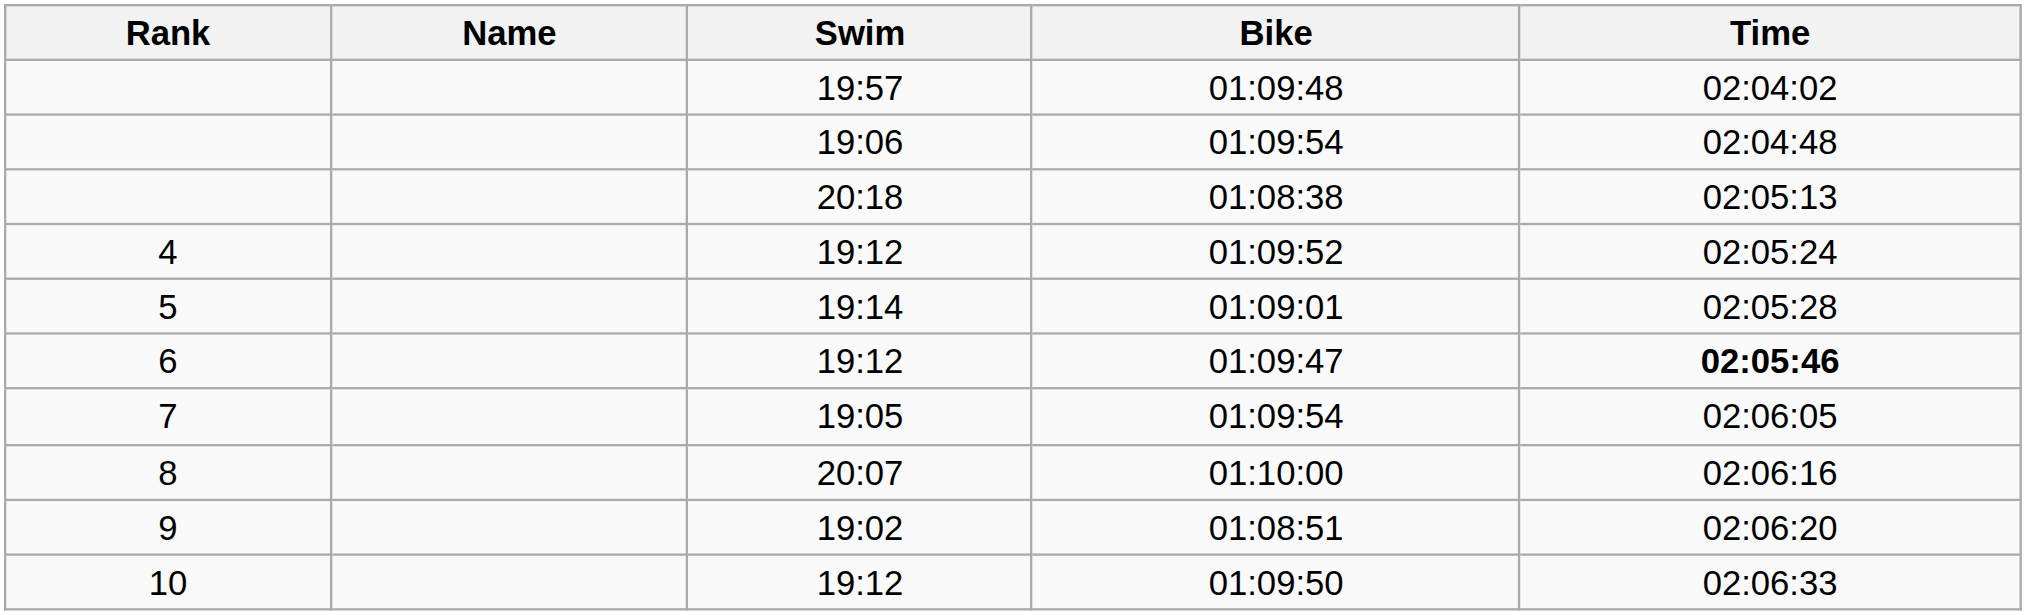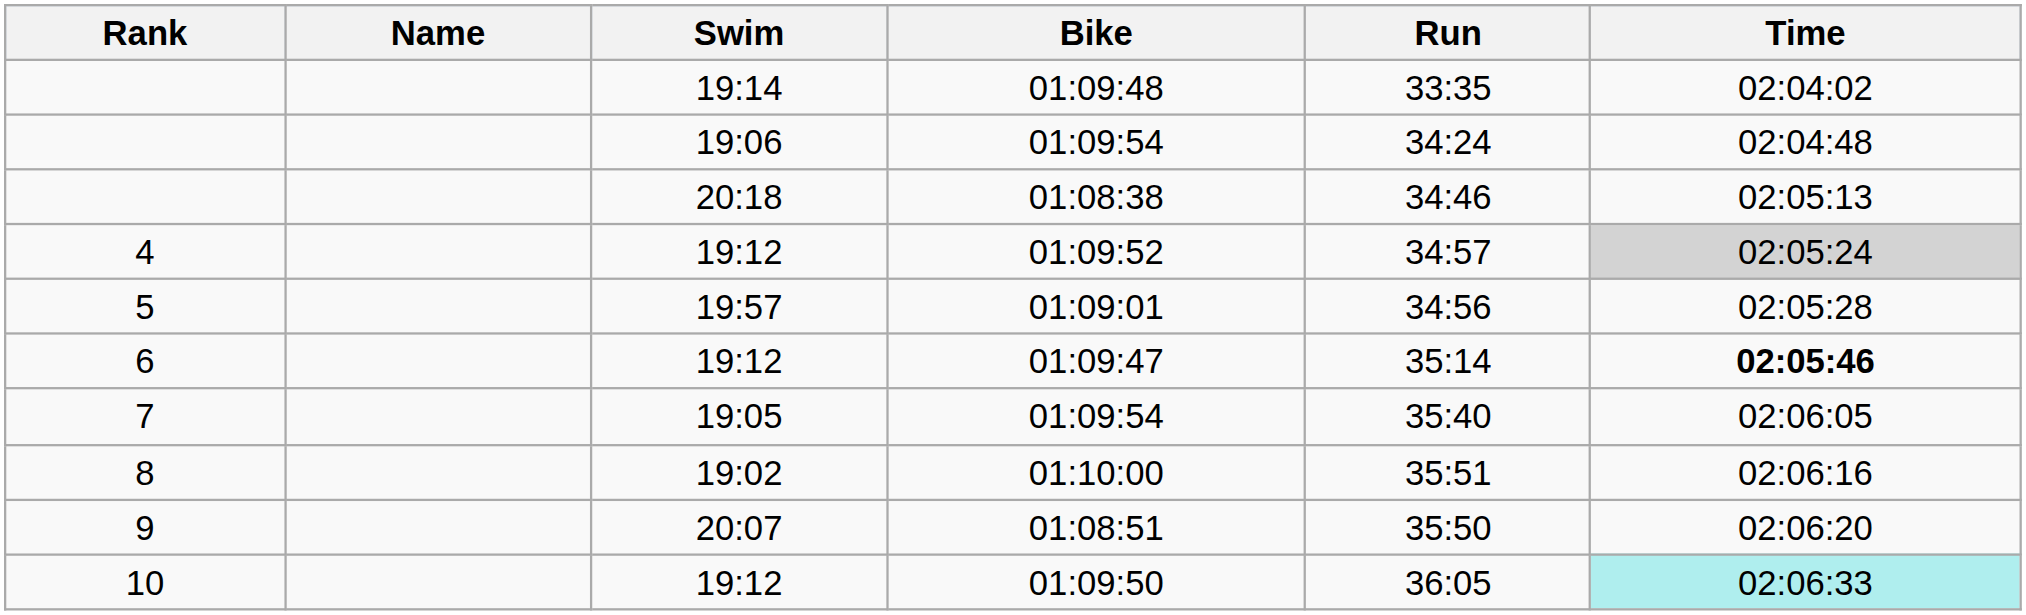+ column: (1448, 33)
(860, 88) 19:57 -> (739, 88) 19:14
(1770, 252) no background -> (1805, 252) lightgrey background
(860, 307) 19:14 -> (739, 307) 19:57
(860, 472) 20:07 -> (739, 472) 19:02
(860, 527) 19:02 -> (739, 527) 20:07
(1770, 581) no background -> (1805, 581) paleturquoise background
